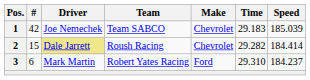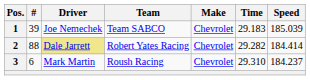(34, 29) 42 -> (34, 29) 39
(34, 46) 15 -> (34, 46) 88
(135, 46) Roush Racing -> (148, 46) Robert Yates Racing
(148, 62) Robert Yates Racing -> (135, 62) Roush Racing
(203, 62) Ford -> (214, 62) Chevrolet
